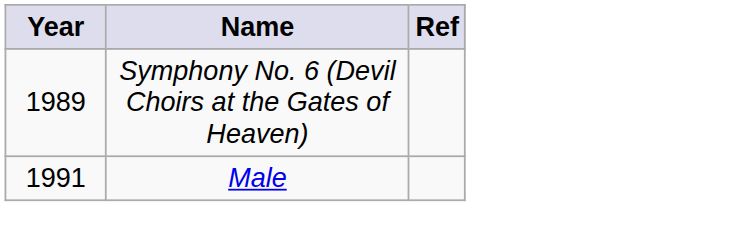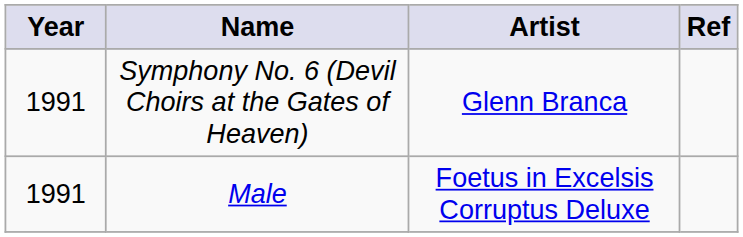+ column: (545, 26)
(56, 102) 1989 -> (56, 102) 1991
